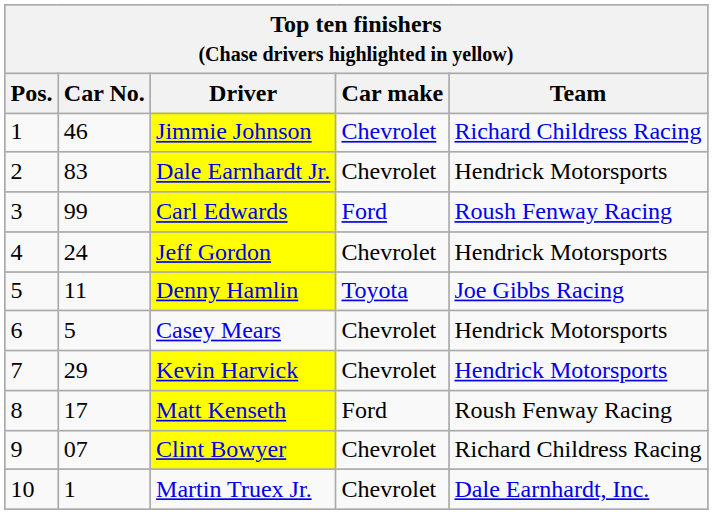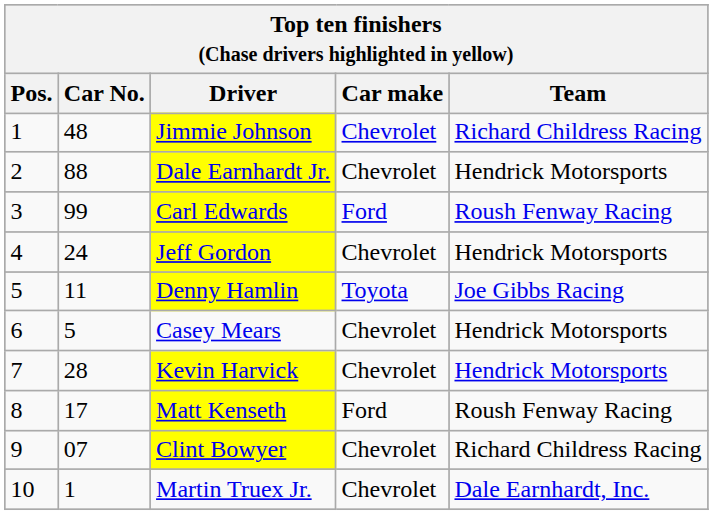(76, 132) 46 -> (76, 132) 48
(76, 172) 83 -> (76, 172) 88
(76, 370) 29 -> (76, 370) 28
